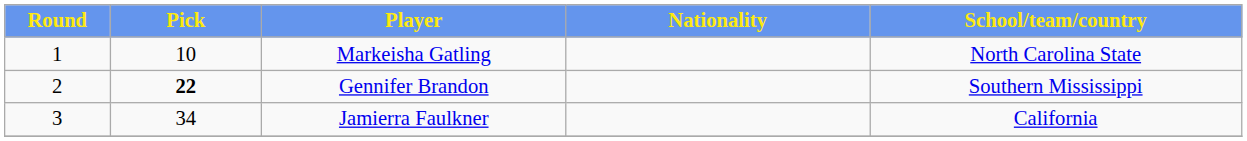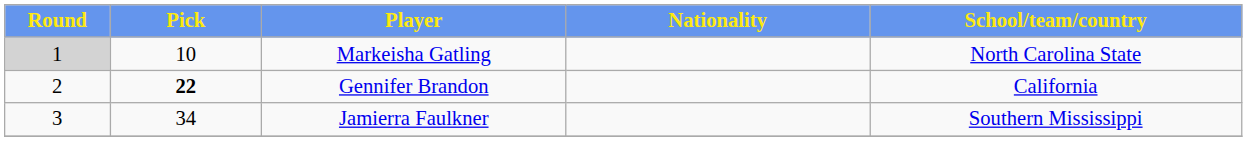(57, 53) no background -> (57, 53) lightgrey background
(1056, 86) Southern Mississippi -> (1056, 86) California
(1056, 119) California -> (1056, 119) Southern Mississippi
